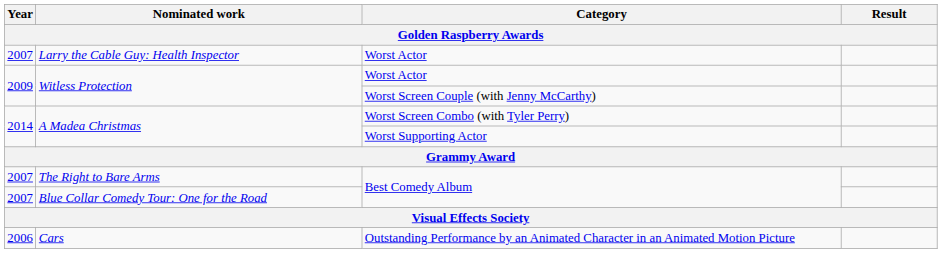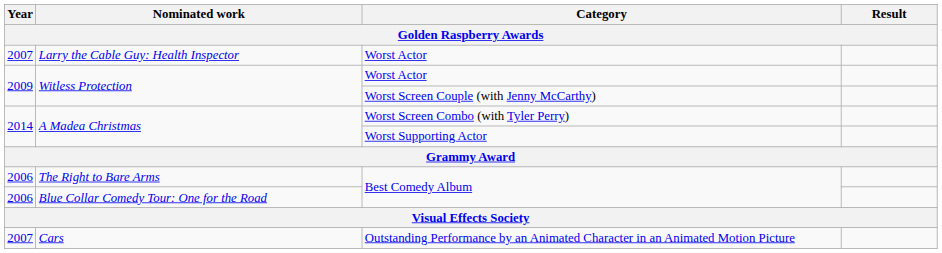(20, 177) 2007 -> (20, 177) 2006
(20, 197) 2007 -> (20, 197) 2006
(20, 237) 2006 -> (20, 237) 2007
